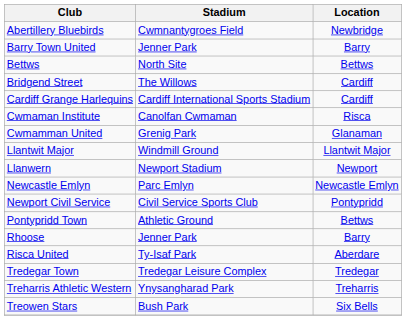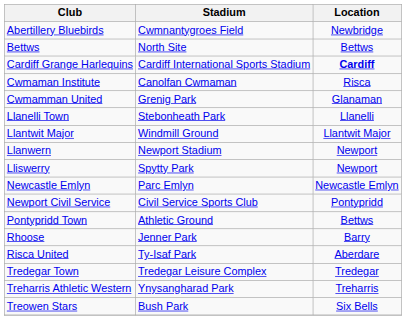- row: (51, 47)
- row: (45, 82)
(357, 99) normal -> (357, 64) bold
+ row: (38, 116)
+ row: (28, 168)
